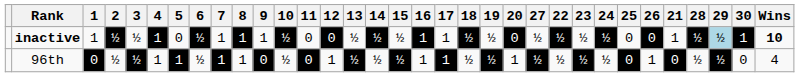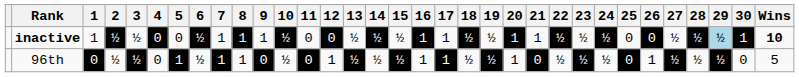columns swapped: (675, 16) <-> (538, 16)
(158, 38) 1 -> (158, 38) 0
(515, 38) 0 -> (515, 38) 1
(158, 60) 1 -> (158, 60) 0
(775, 60) 4 -> (775, 60) 5
